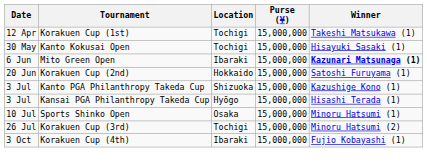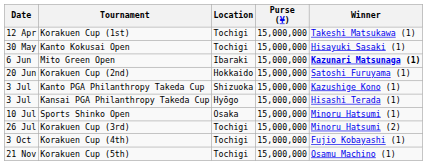(231, 141) Ibaraki -> (231, 141) Tochigi
+ row: (85, 154)
